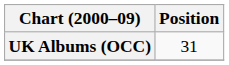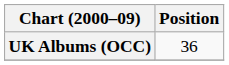(189, 45) 31 -> (189, 45) 36
